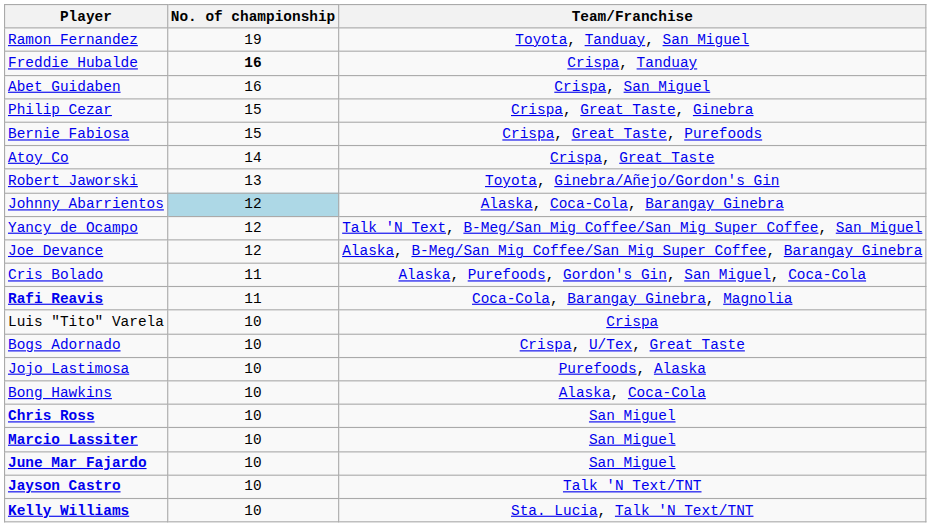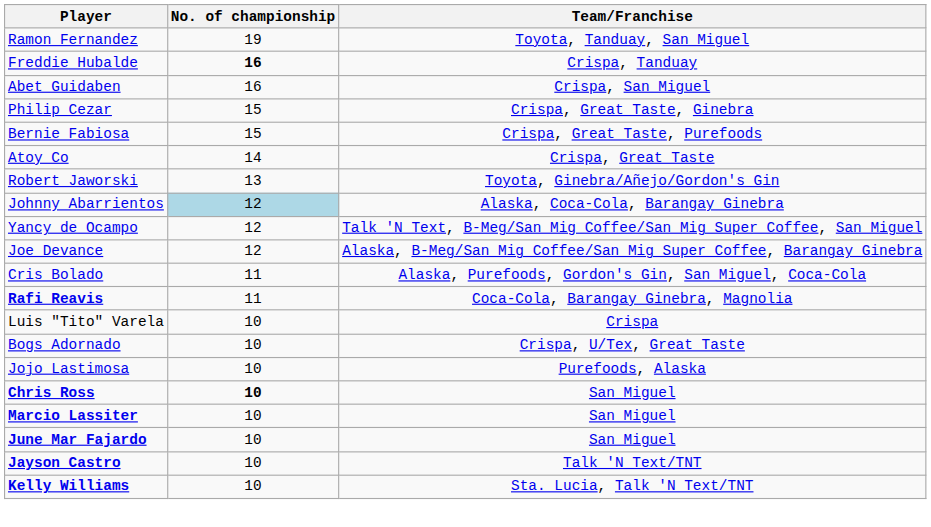- row: (60, 393)
(253, 416) normal -> (253, 393) bold
